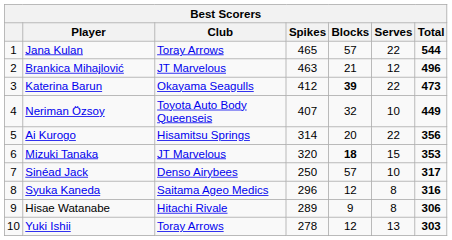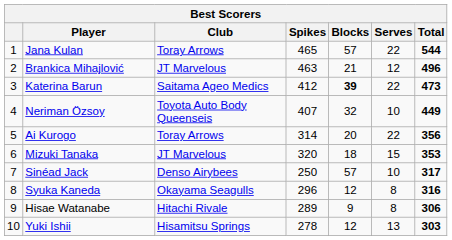(205, 87) Okayama Seagulls -> (213, 87) Saitama Ageo Medics
(204, 136) Hisamitsu Springs -> (190, 136) Toray Arrows
(350, 154) bold -> (350, 154) normal
(213, 190) Saitama Ageo Medics -> (205, 190) Okayama Seagulls
(190, 227) Toray Arrows -> (204, 227) Hisamitsu Springs
